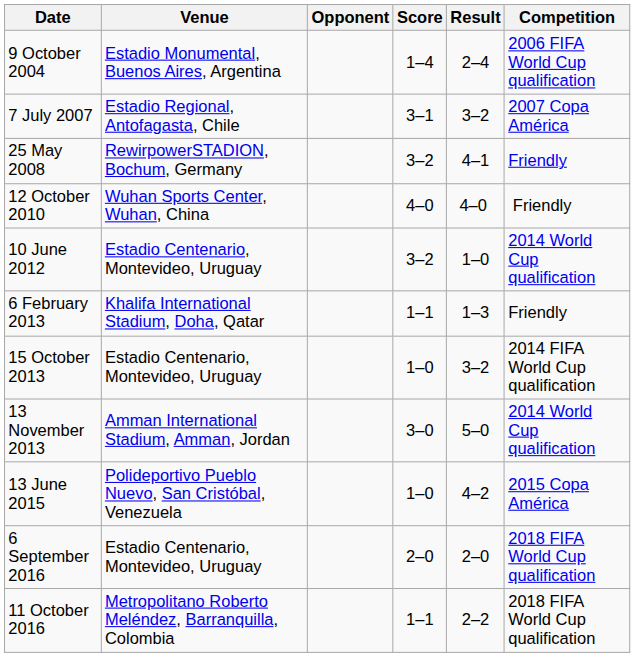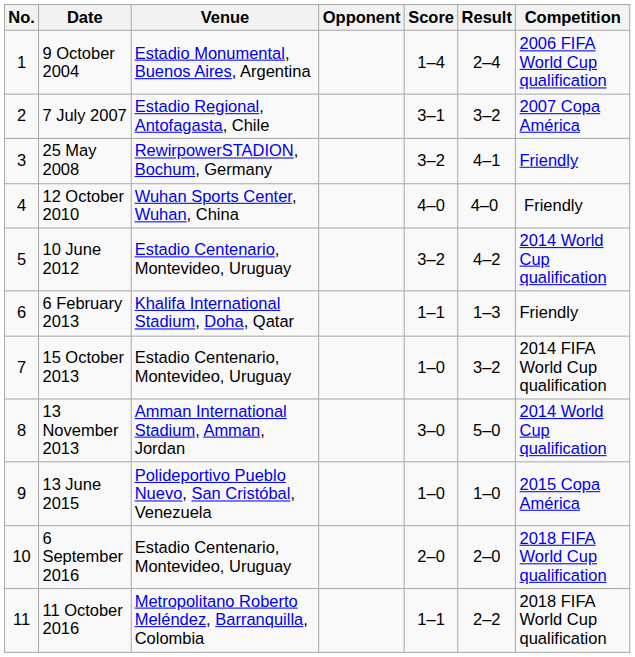+ column: (22, 17)
(475, 259) 1–0 -> (487, 259) 4–2
(475, 493) 4–2 -> (487, 493) 1–0
